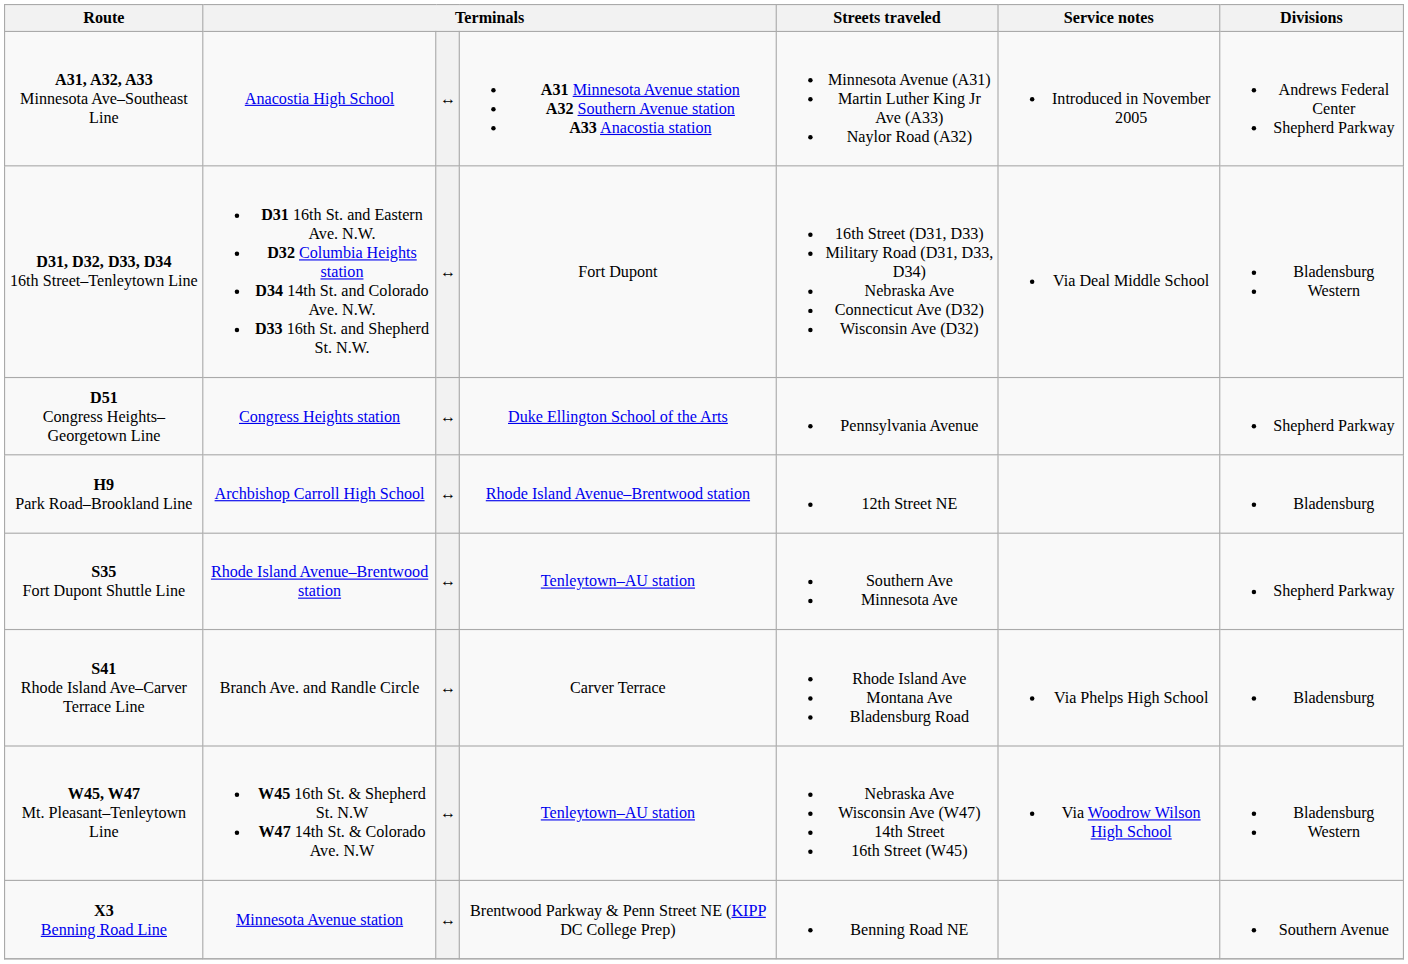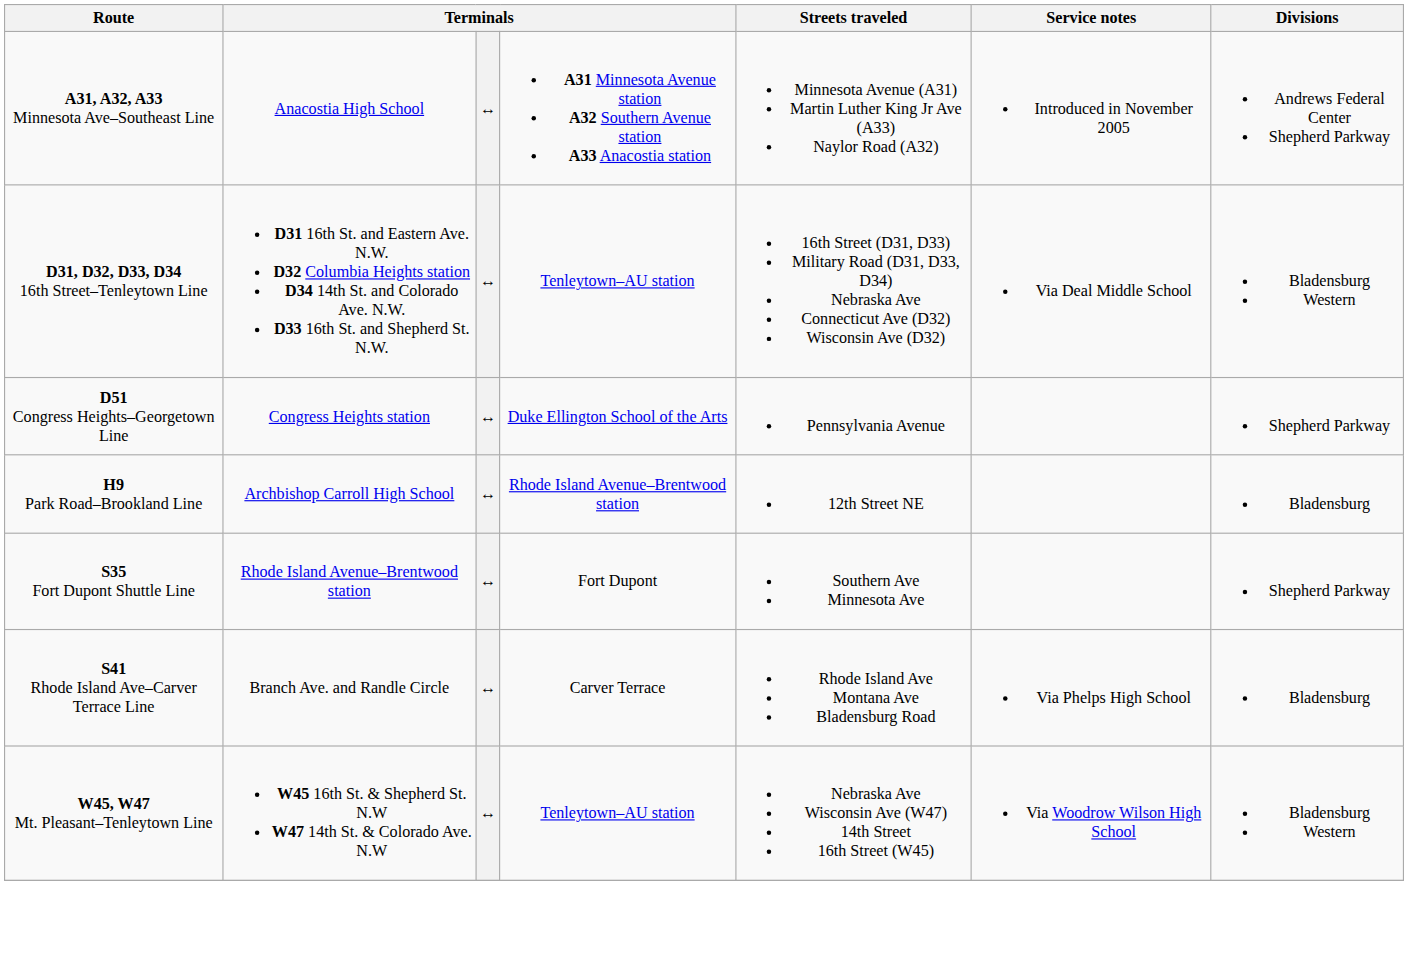(618, 272) Fort Dupont -> (618, 281) Tenleytown–AU station
(618, 581) Tenleytown–AU station -> (618, 581) Fort Dupont
- row: (104, 920)
